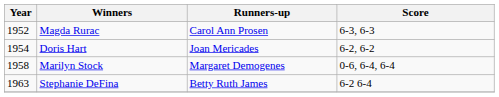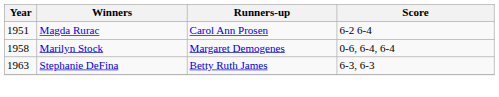(18, 30) 1952 -> (18, 30) 1951
(357, 30) 6-3, 6-3 -> (356, 30) 6-2 6-4
- row: (63, 48)
(356, 83) 6-2 6-4 -> (357, 65) 6-3, 6-3
